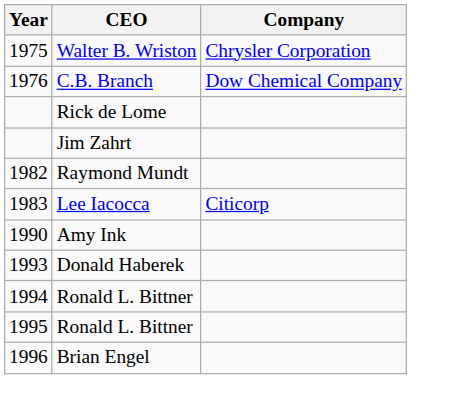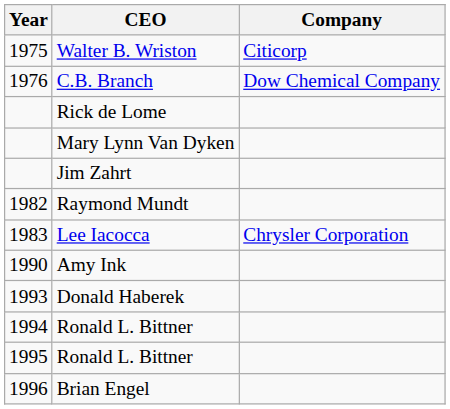(288, 50) Chrysler Corporation -> (275, 50) Citicorp
+ row: (28, 143)
(237, 204) Citicorp -> (326, 234) Chrysler Corporation
